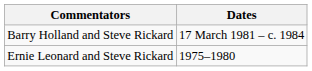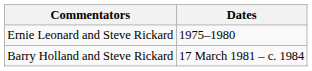rows swapped: (90, 56) <-> (90, 35)
